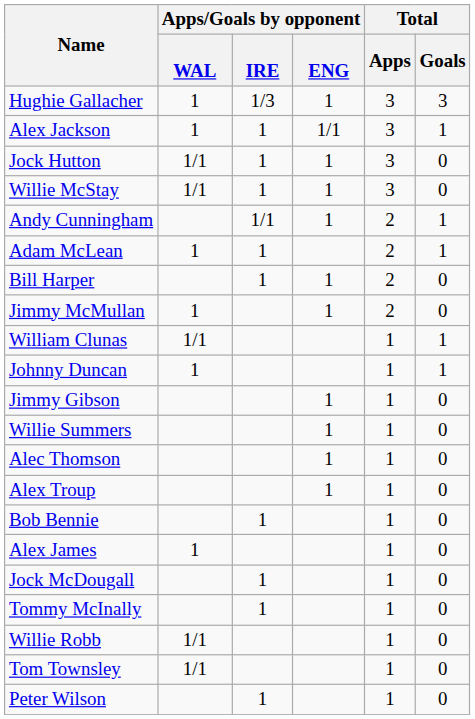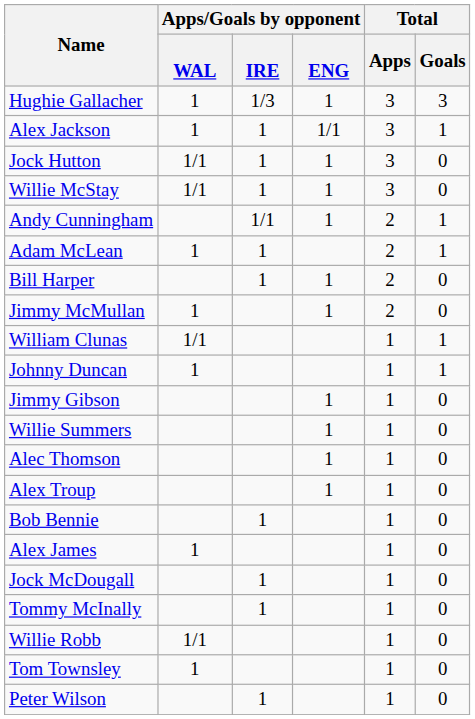(195, 669) 1/1 -> (195, 669) 1
